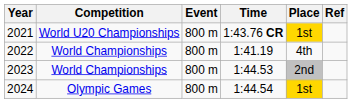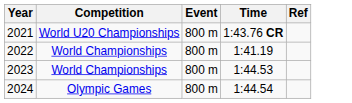- column: (304, 13)
